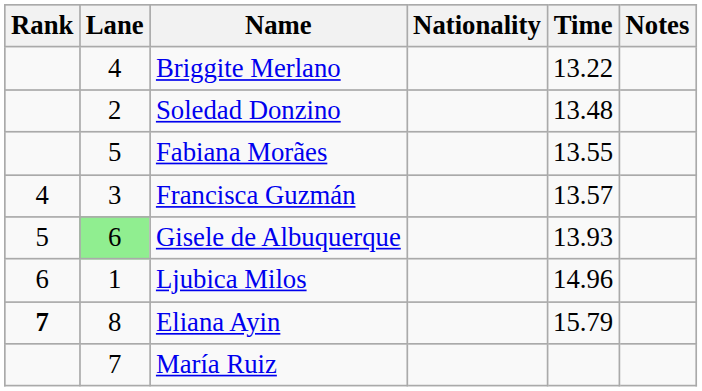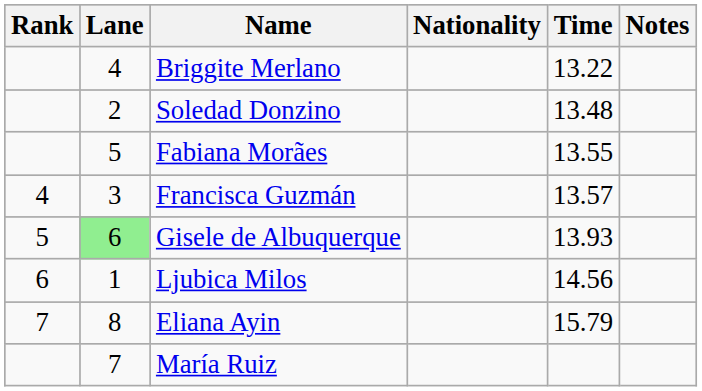(583, 279) 14.96 -> (583, 279) 14.56
(42, 322) bold -> (42, 322) normal
